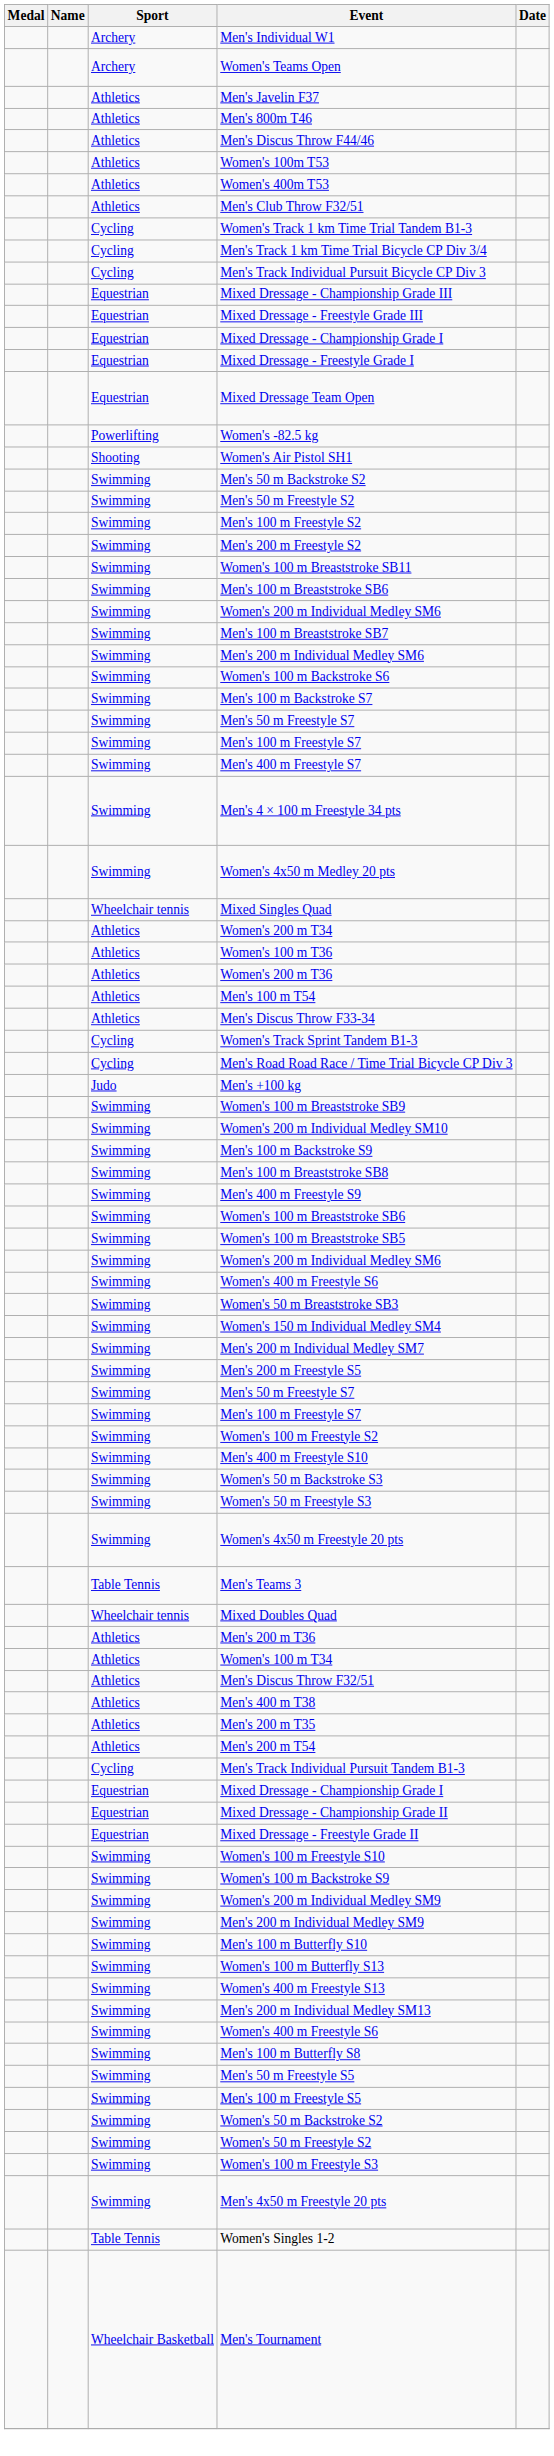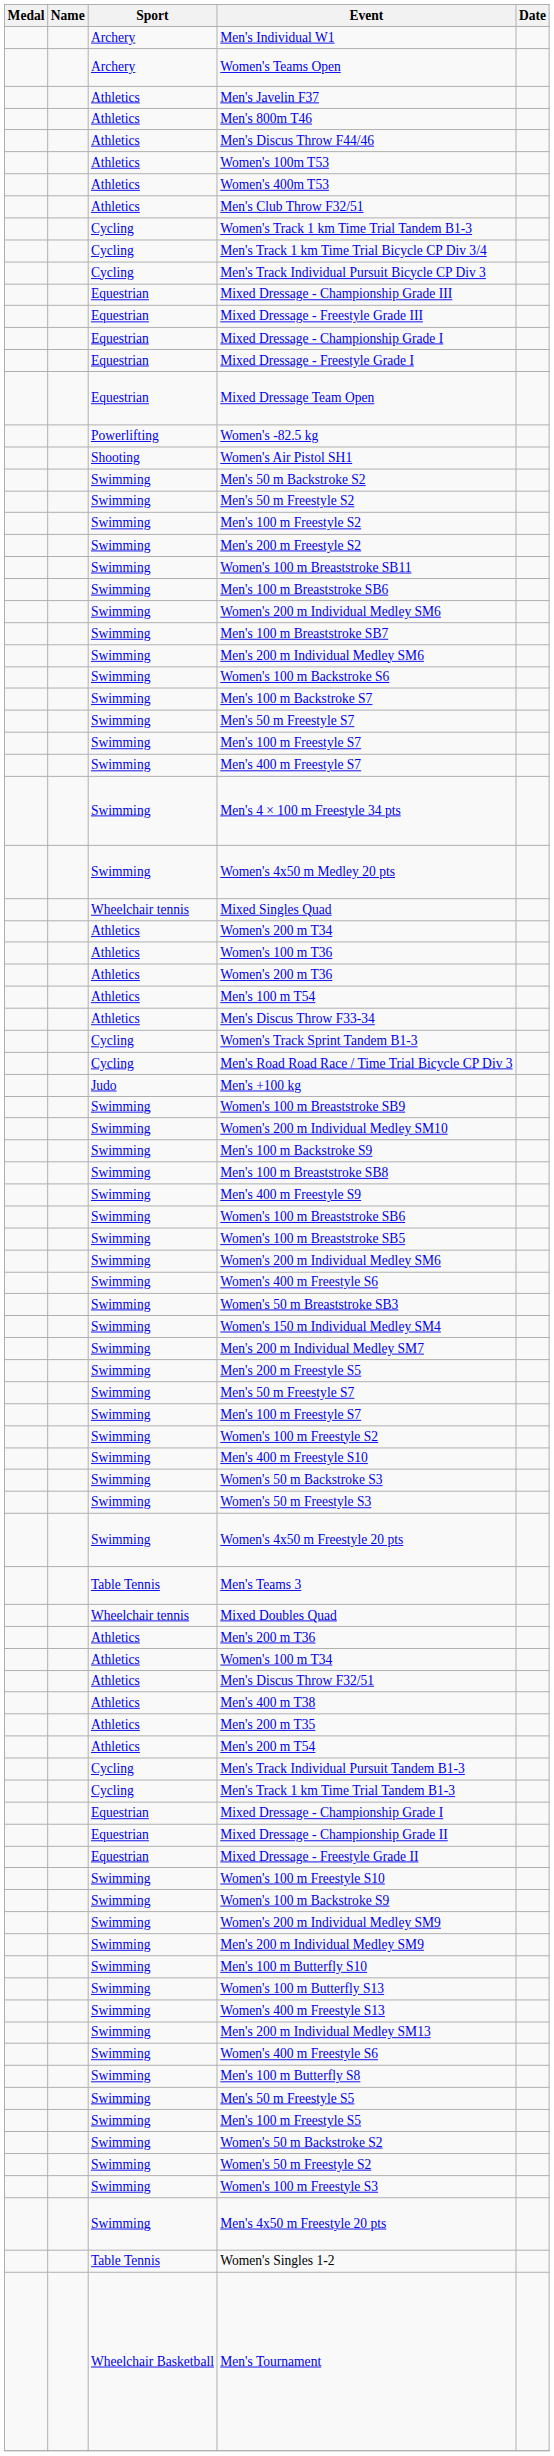+ row: (112, 1790)
